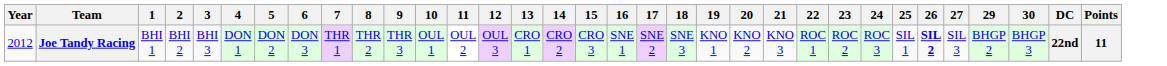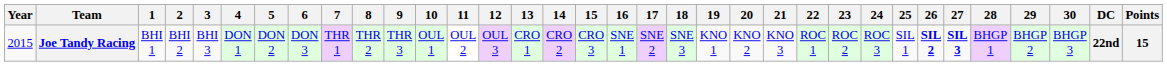+ column: (990, 14)
(20, 42) 2012 -> (20, 42) 2015
(957, 42) normal -> (957, 42) bold
(1101, 42) 11 -> (1142, 42) 15
